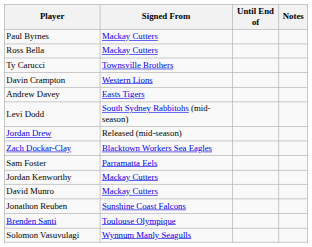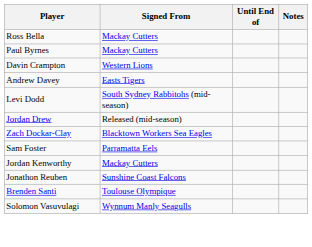rows swapped: (25, 51) <-> (28, 36)
- row: (26, 65)
- row: (30, 192)
